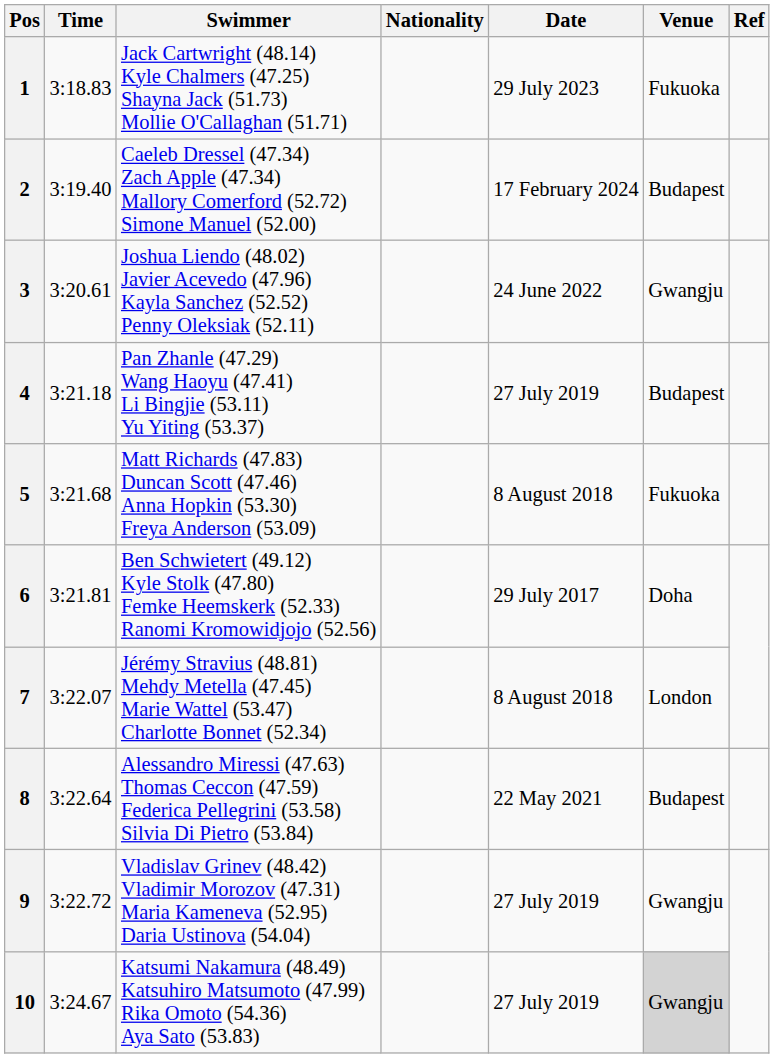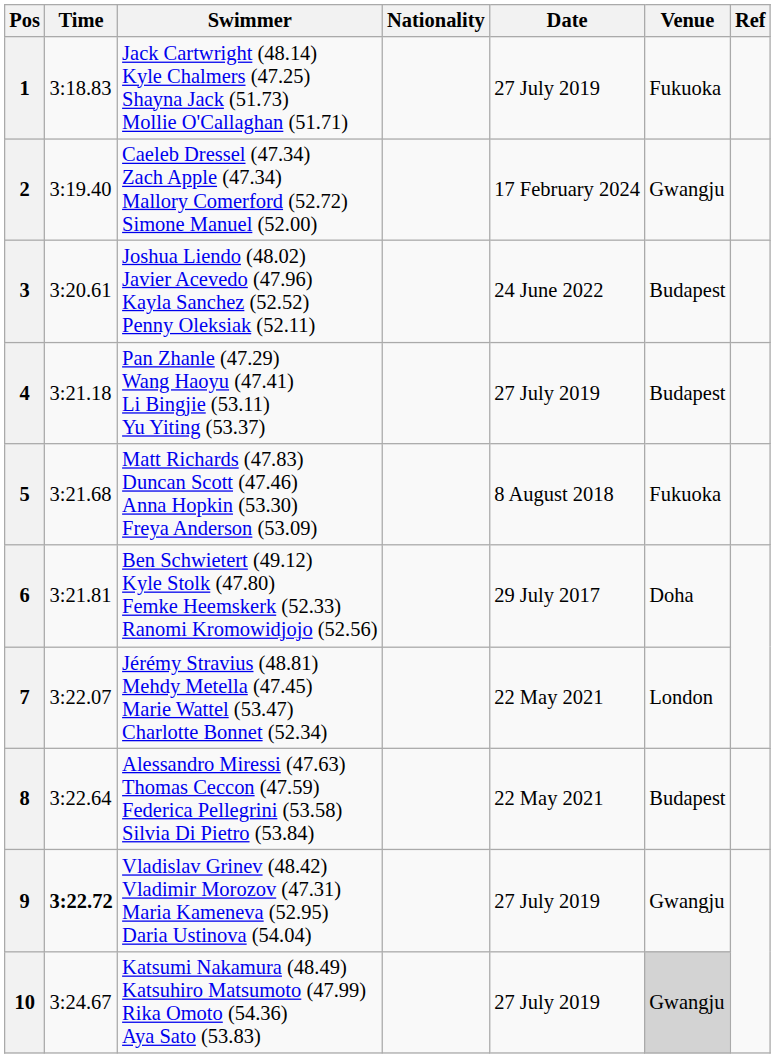(546, 87) 29 July 2023 -> (547, 87) 27 July 2019
(686, 189) Budapest -> (687, 189) Gwangju
(686, 290) Gwangju -> (687, 290) Budapest
(553, 697) 8 August 2018 -> (549, 697) 22 May 2021
(81, 900) normal -> (81, 900) bold
